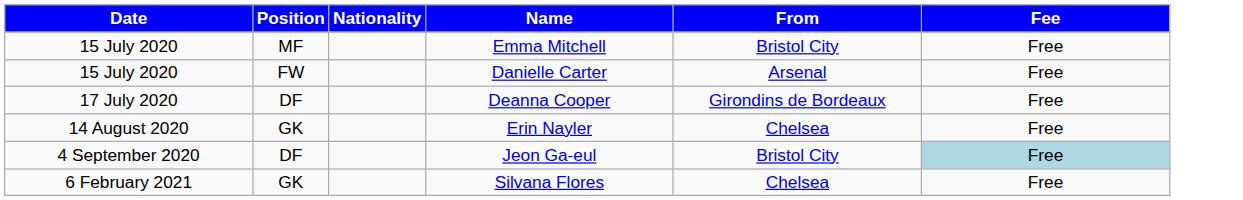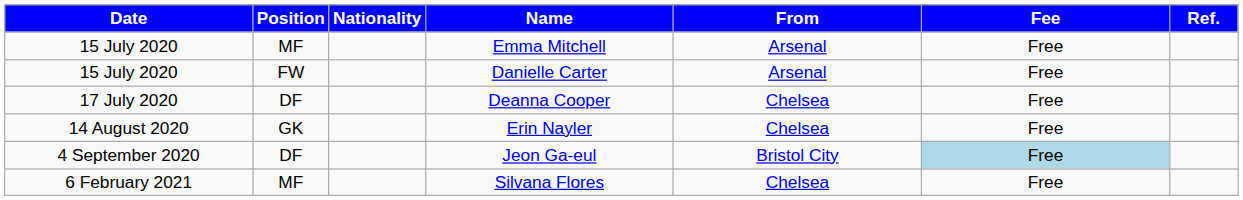+ column: (1204, 19)
(797, 46) Bristol City -> (797, 46) Arsenal
(797, 101) Girondins de Bordeaux -> (797, 101) Chelsea
(291, 182) GK -> (291, 182) MF
